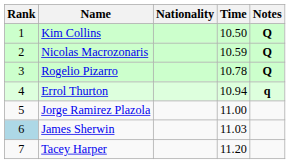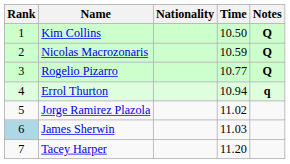(233, 71) 10.78 -> (233, 71) 10.77
(233, 110) 11.00 -> (233, 110) 11.02
